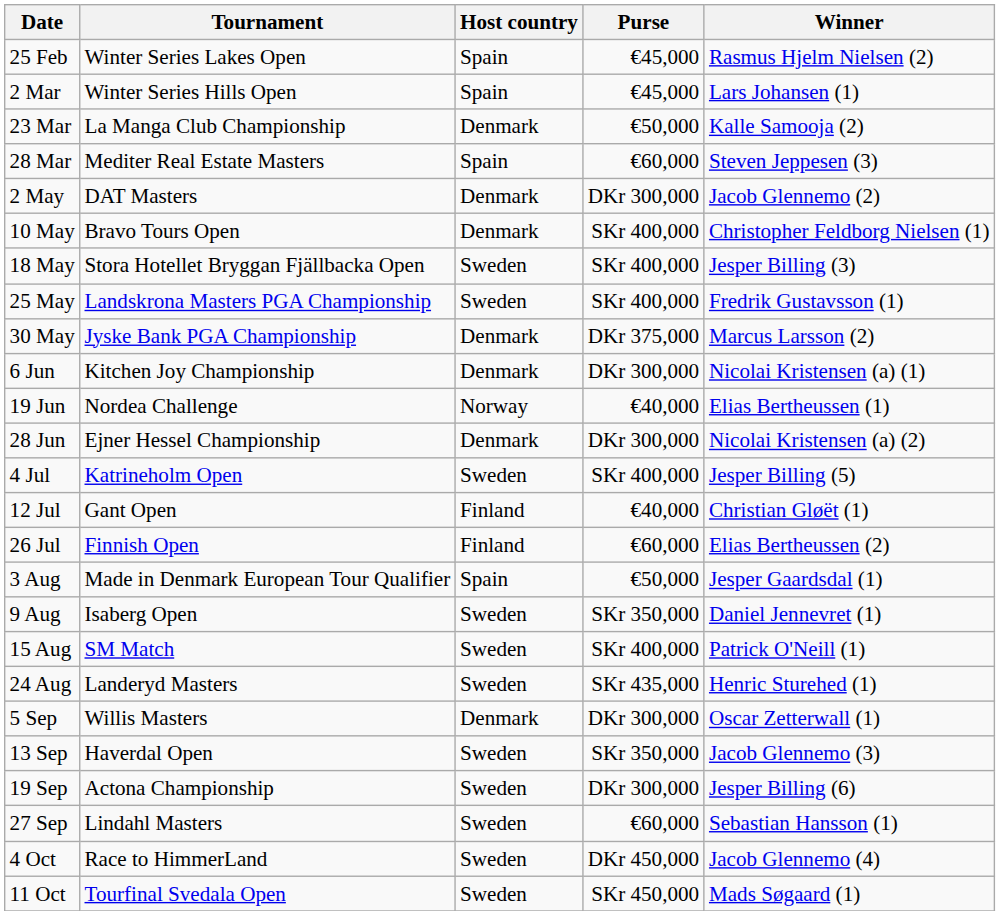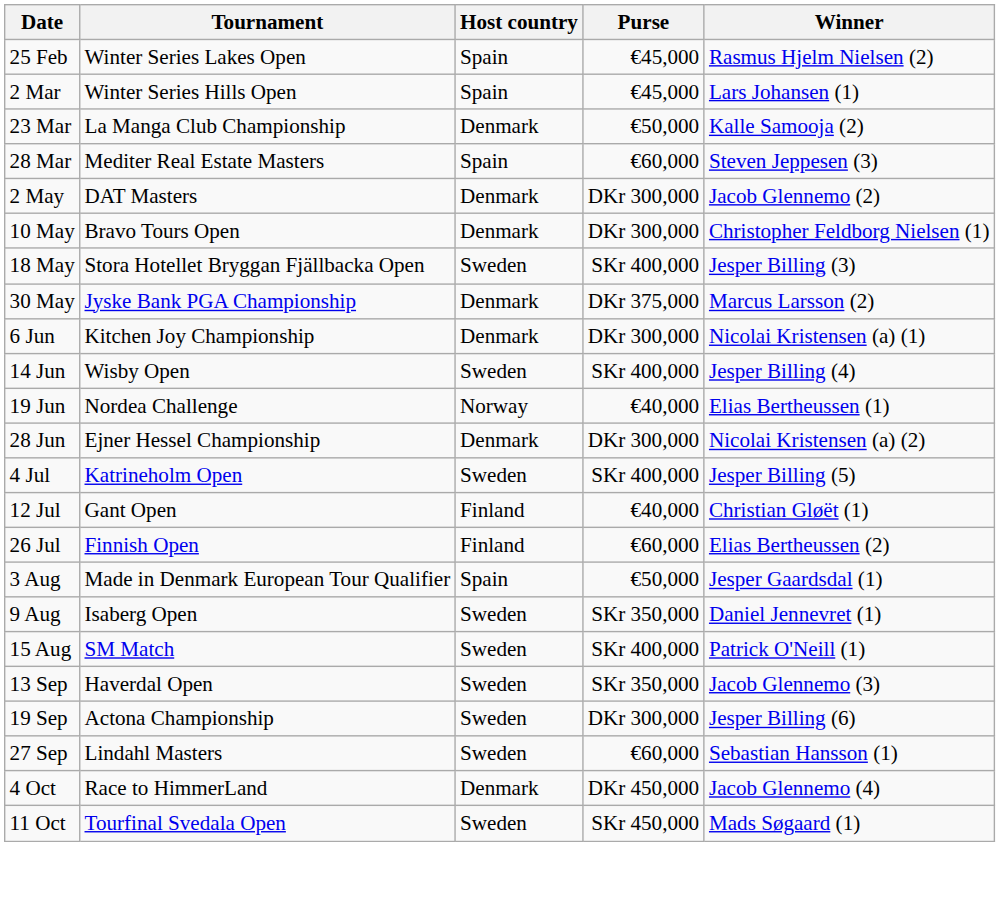(645, 231) SKr 400,000 -> (643, 231) DKr 300,000
- row: (42, 300)
+ row: (37, 370)
- row: (40, 684)
- row: (33, 718)
(493, 858) Sweden -> (499, 788) Denmark
